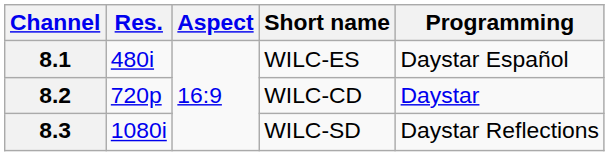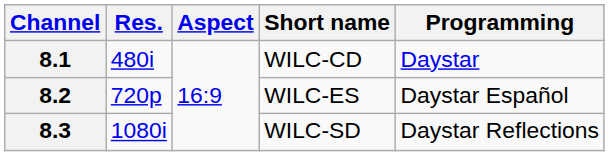(312, 58) WILC-ES -> (313, 58) WILC-CD
(485, 58) Daystar Español -> (440, 58) Daystar
(313, 95) WILC-CD -> (312, 95) WILC-ES
(440, 95) Daystar -> (485, 95) Daystar Español
